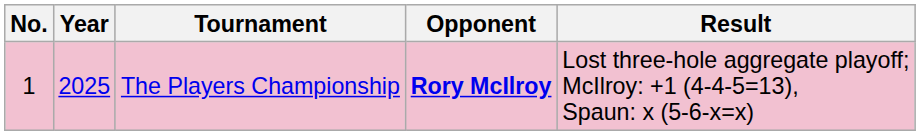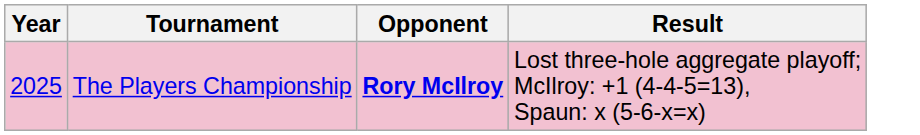- column: (29, 23)
